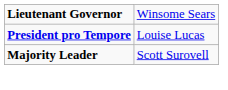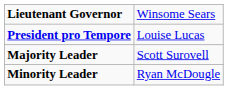+ row: (52, 74)
